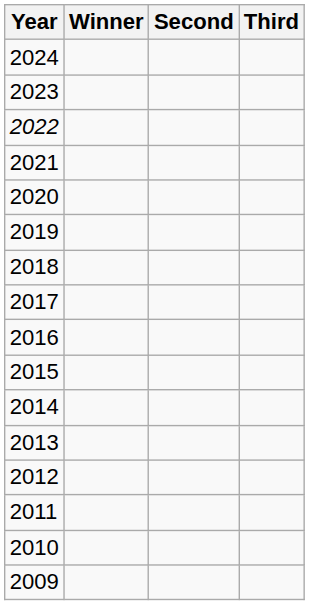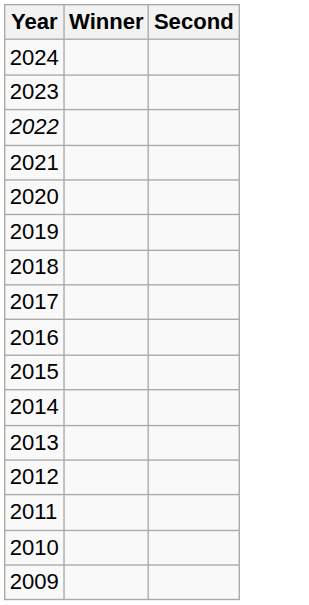- column: (271, 22)
